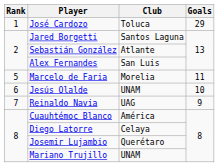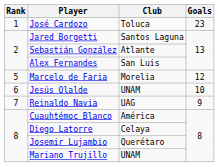(200, 24) 29 -> (200, 24) 23
(200, 77) 11 -> (200, 77) 12
